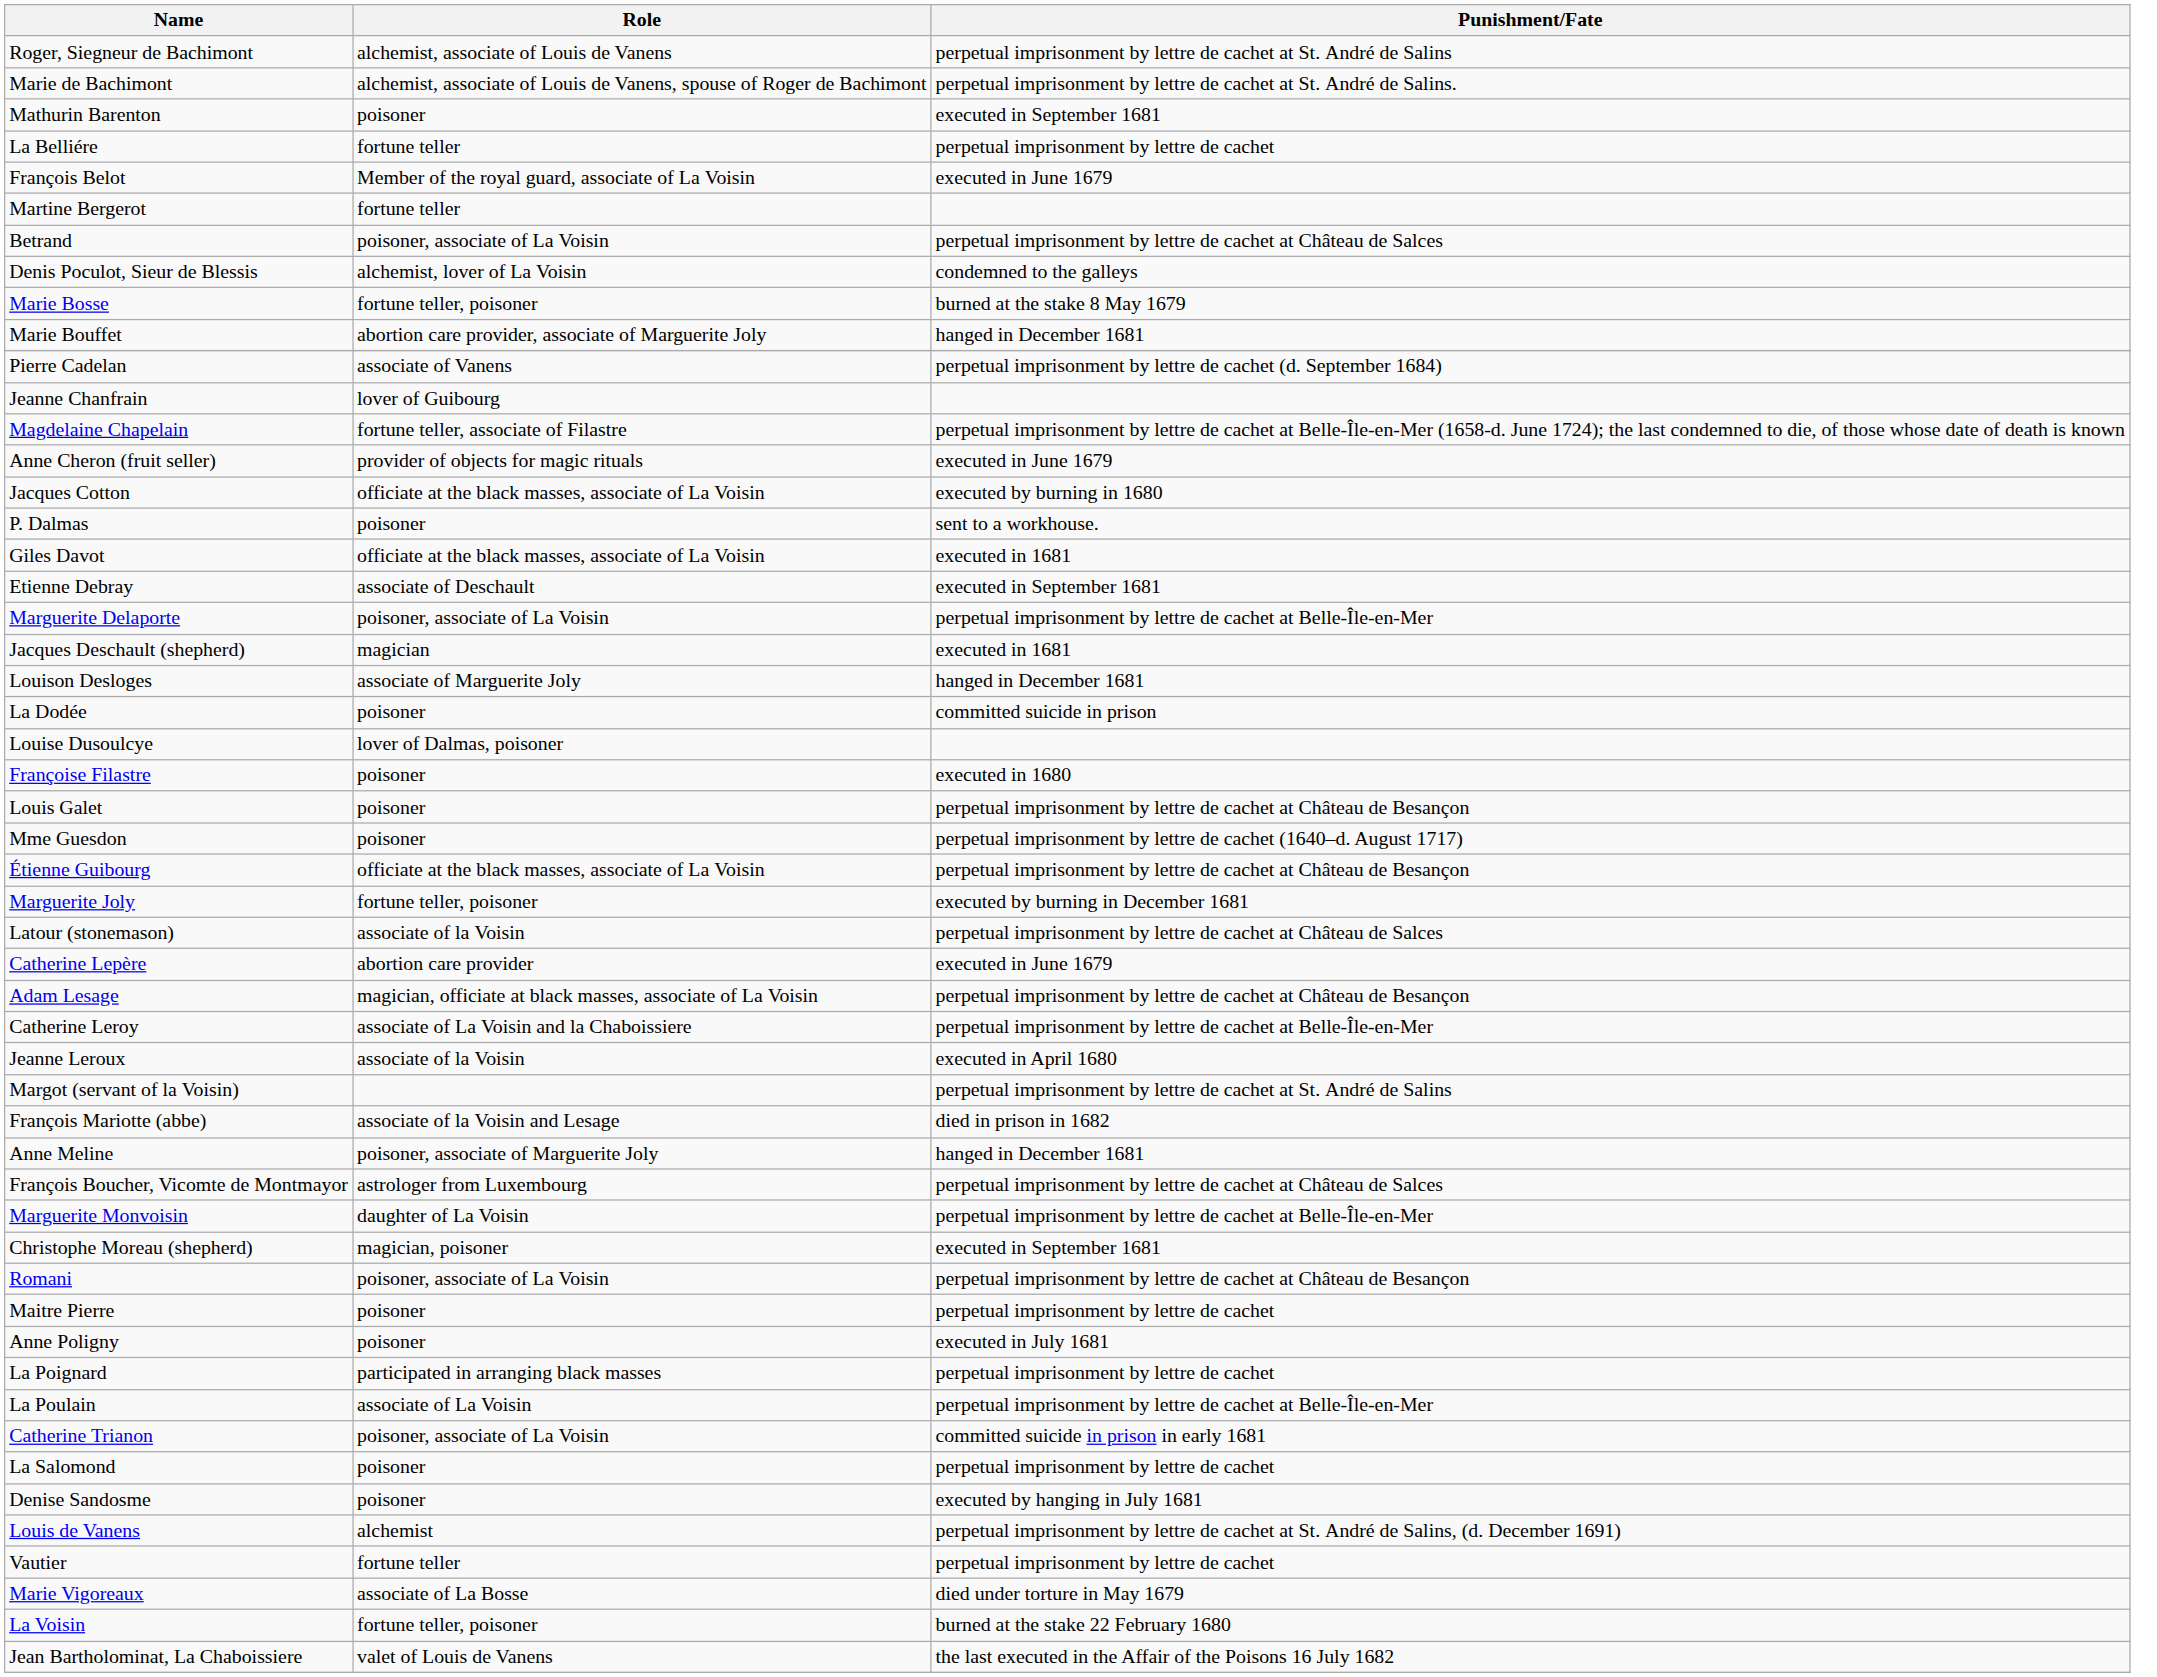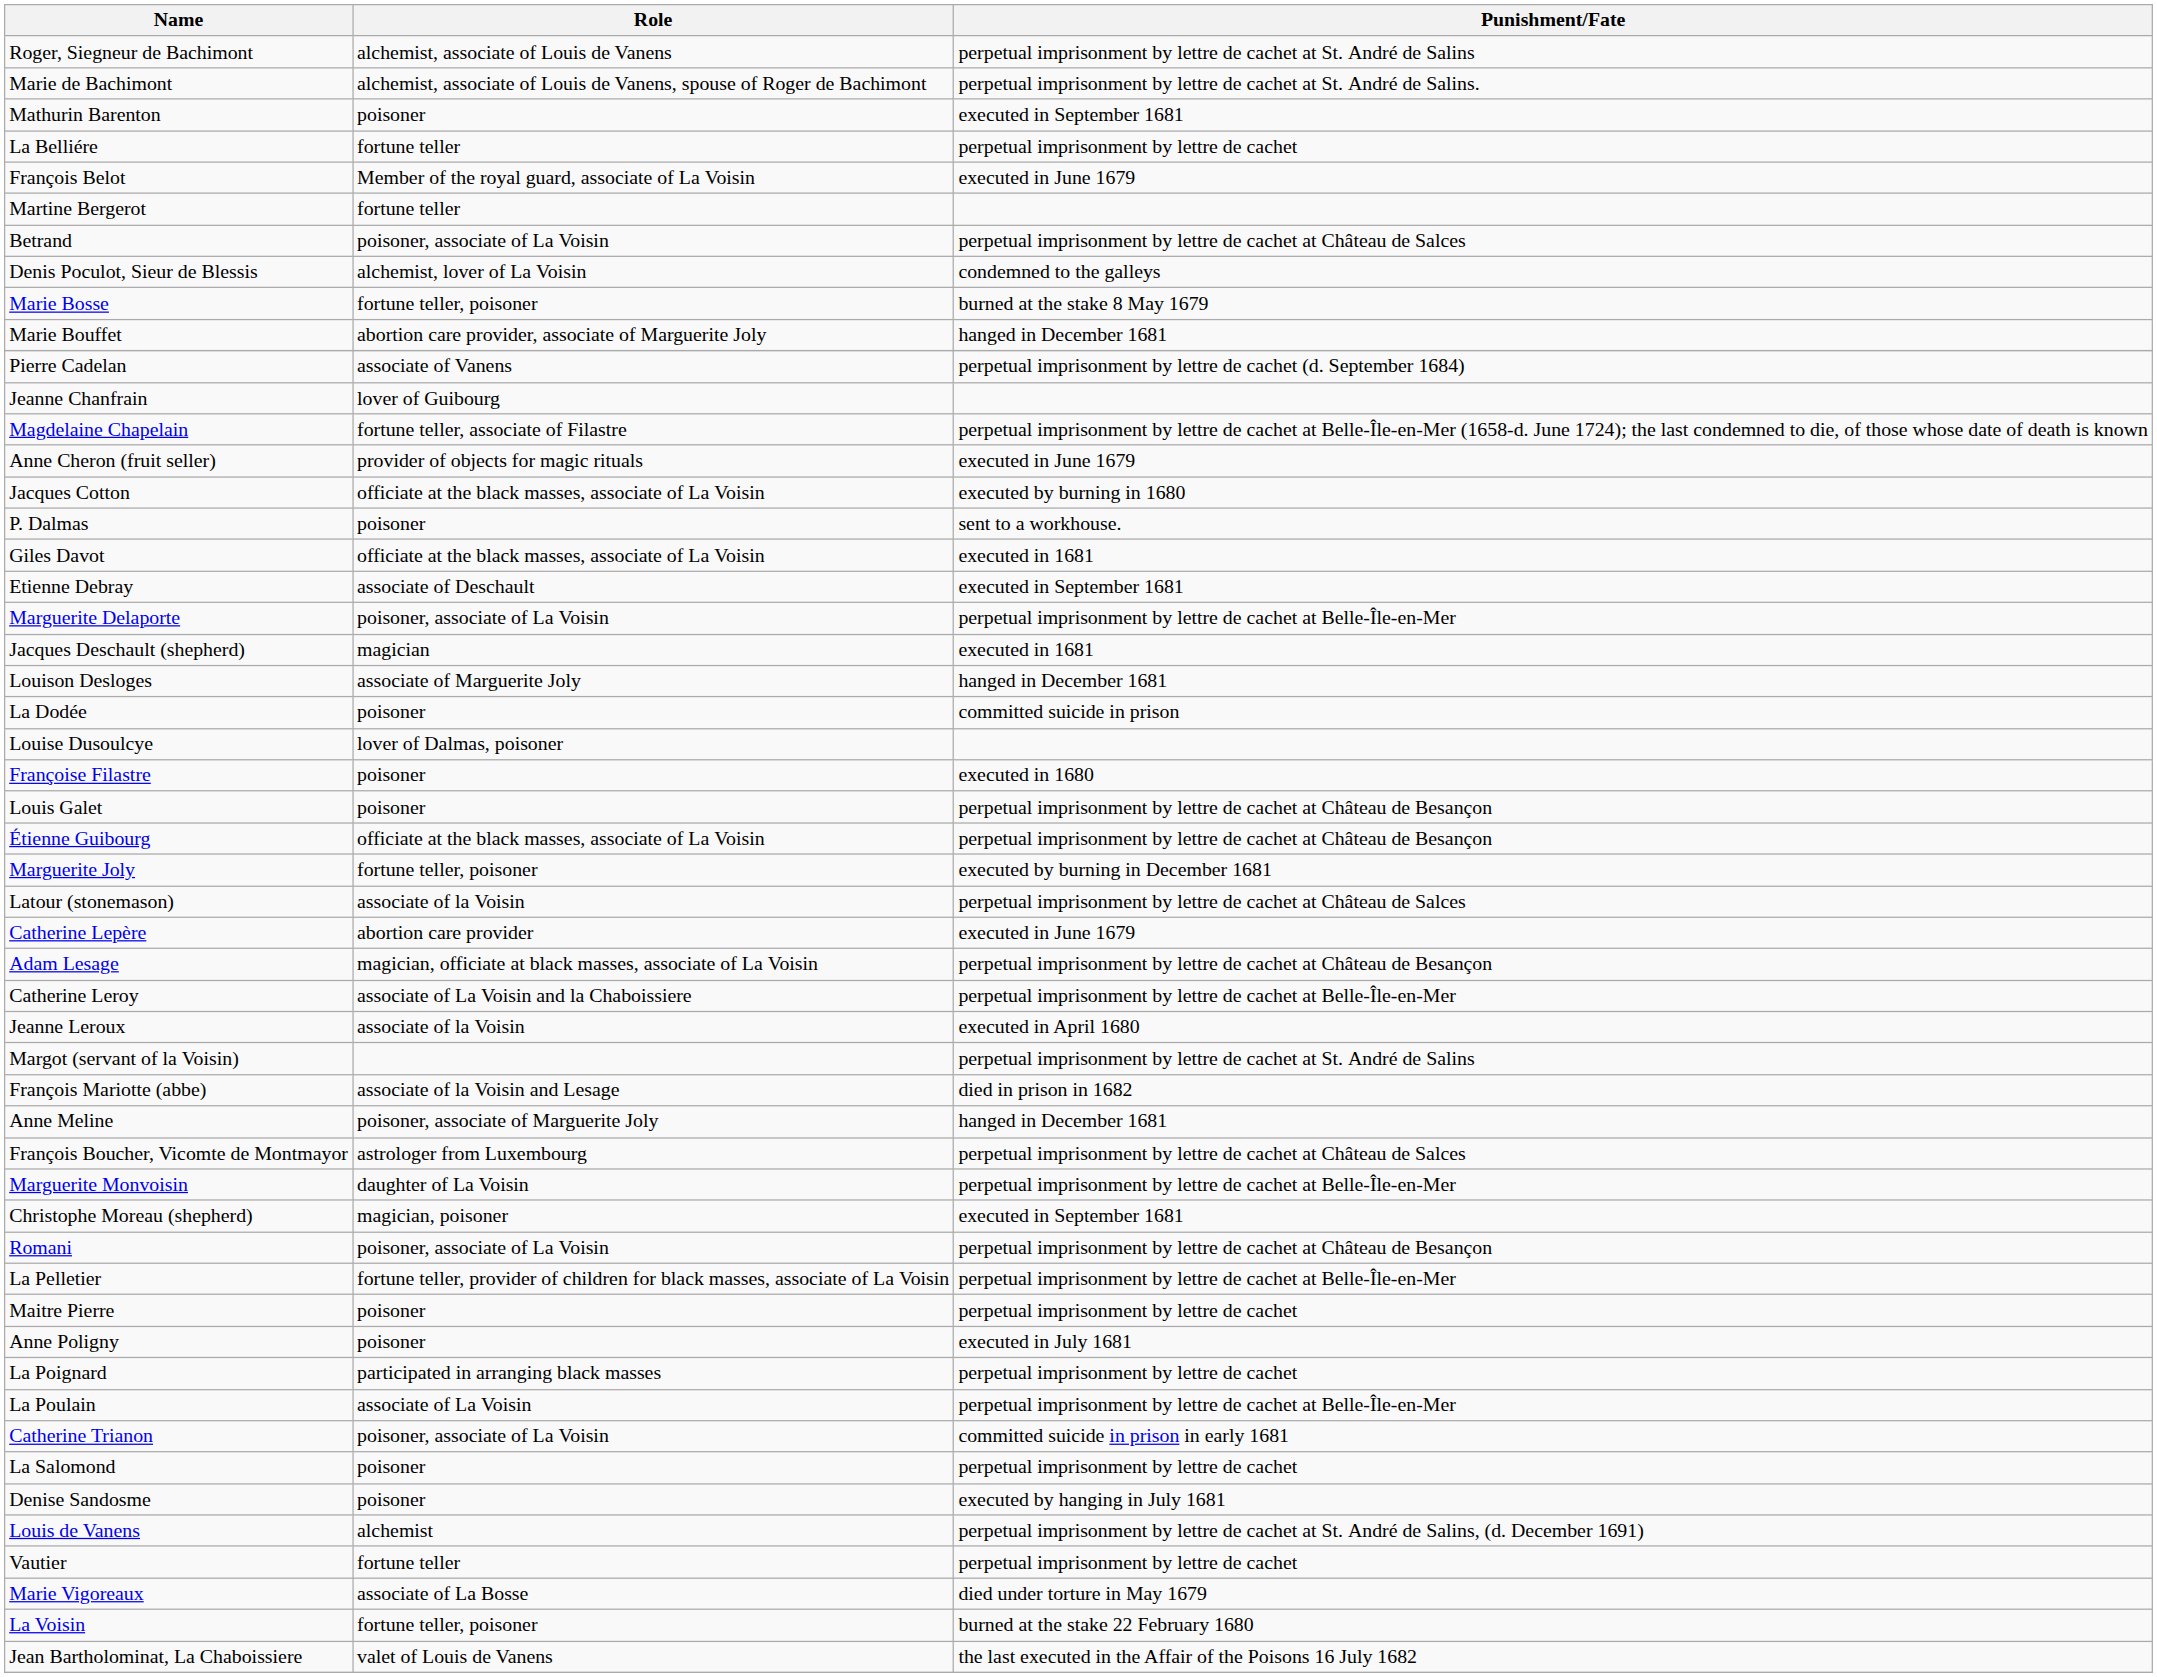- row: (68, 838)
+ row: (55, 1278)
